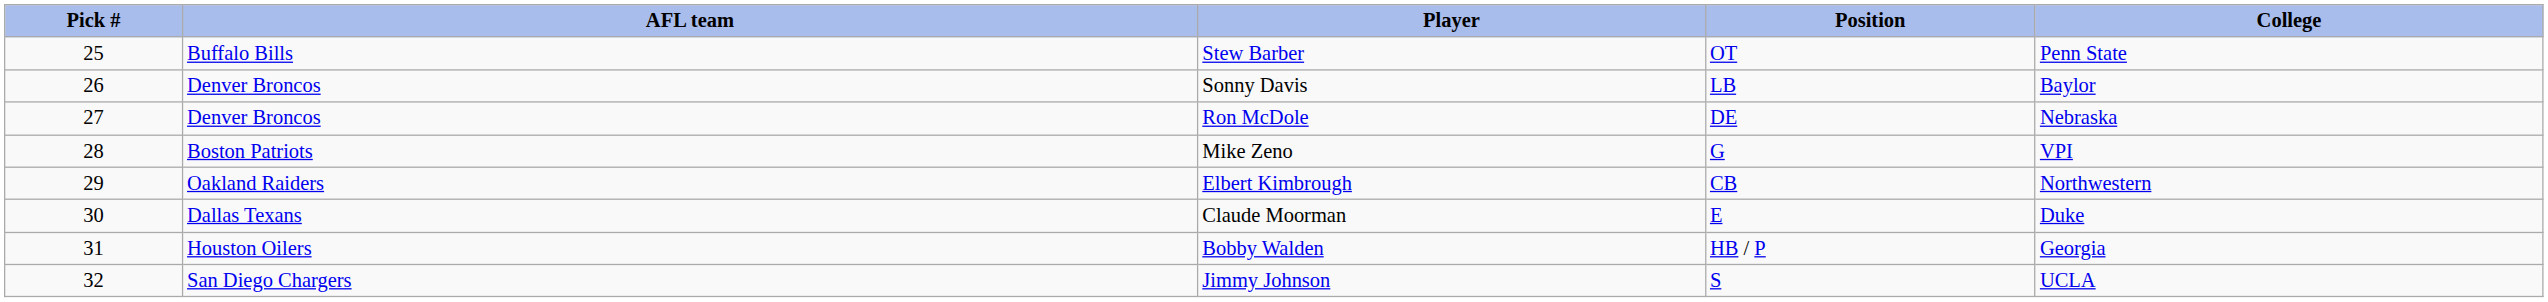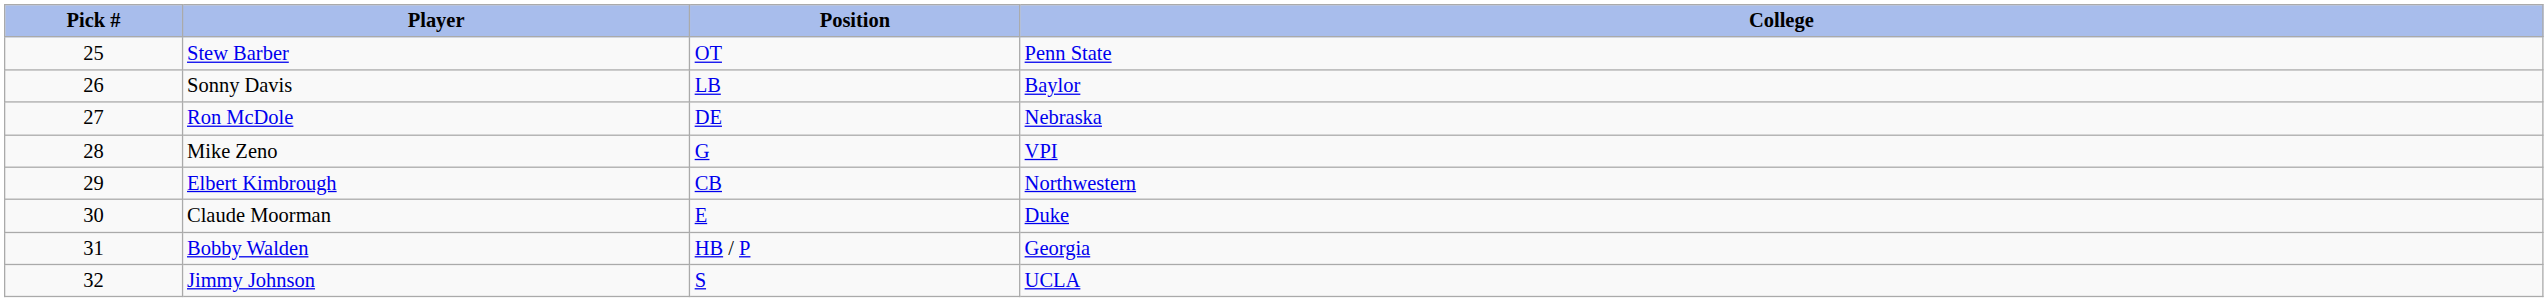- column: (690, 20)
